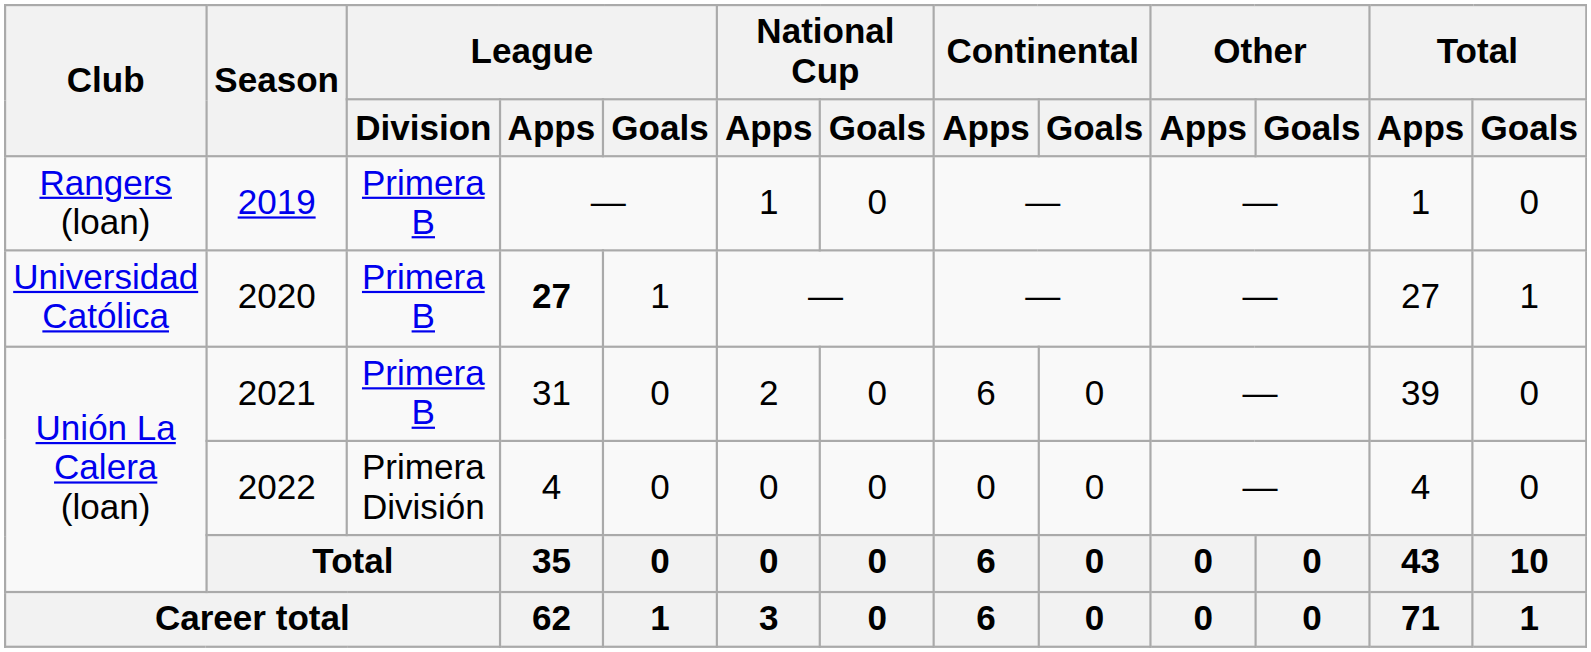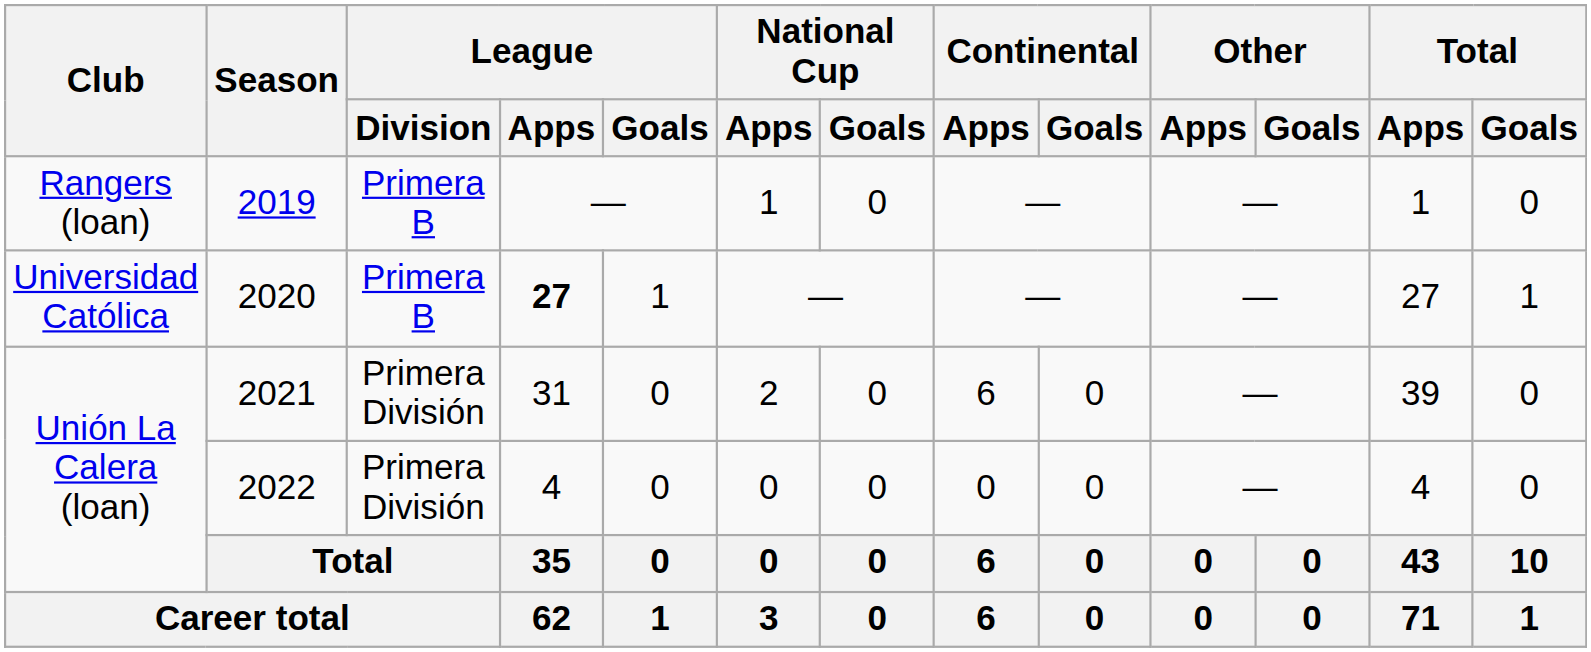(423, 392) Primera B -> (423, 392) Primera División
